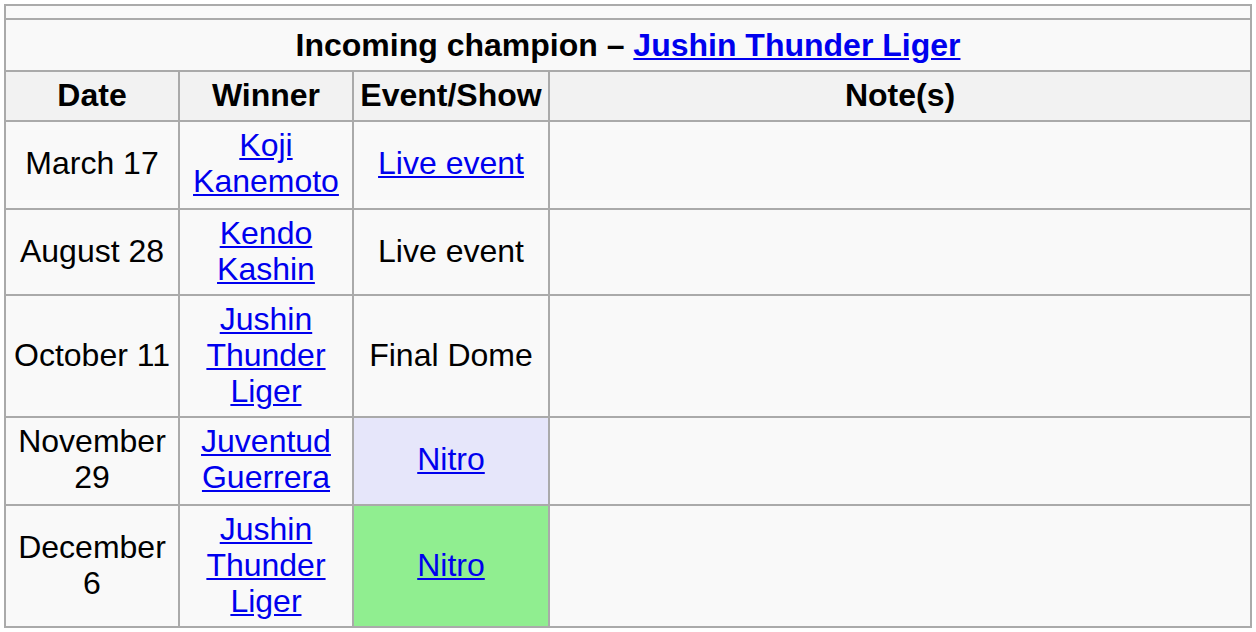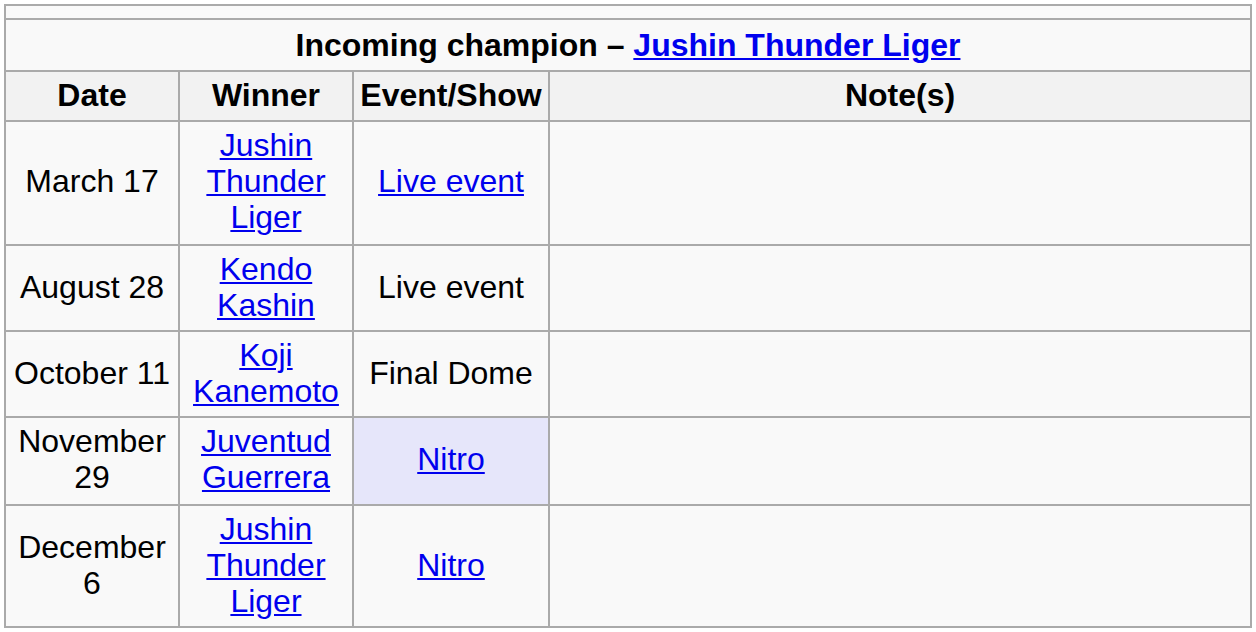(266, 164) Koji Kanemoto -> (266, 182) Jushin Thunder Liger
(266, 355) Jushin Thunder Liger -> (266, 373) Koji Kanemoto
(451, 565) lightgreen background -> (451, 565) no background
